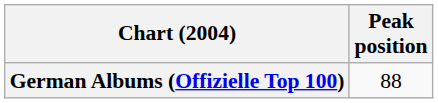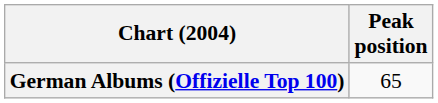(391, 80) 88 -> (391, 80) 65
